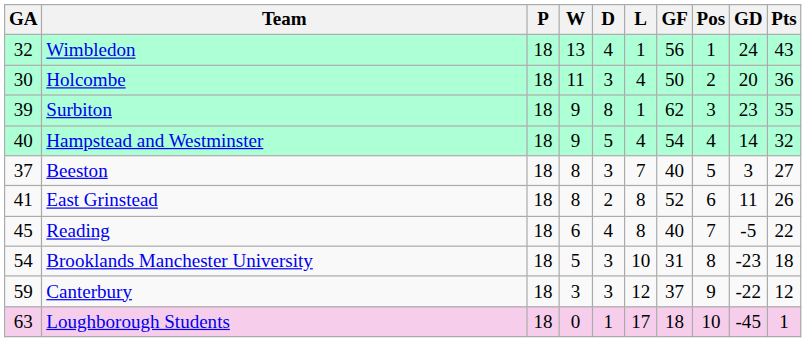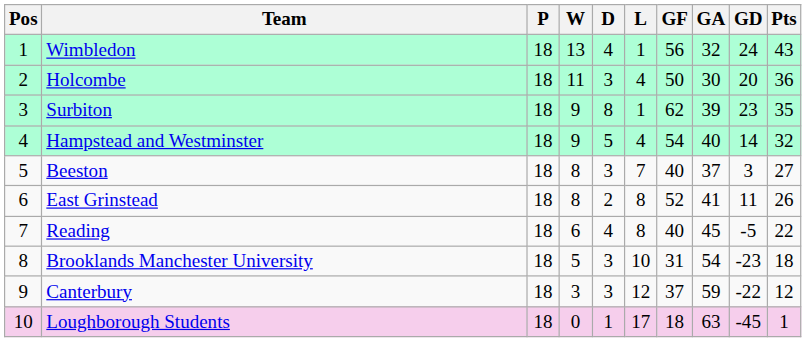columns swapped: (711, 19) <-> (23, 19)
